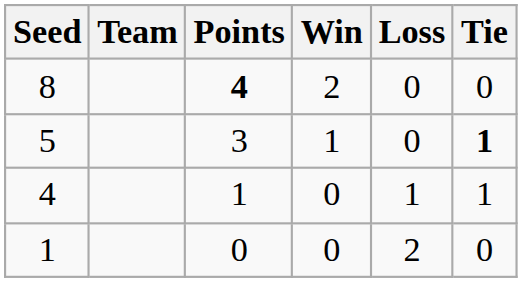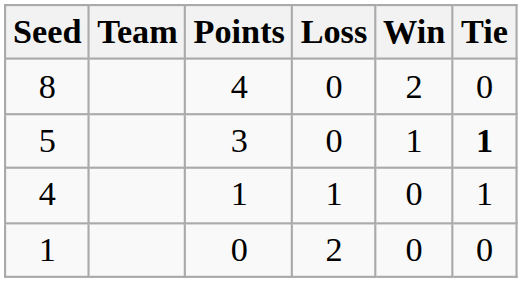columns swapped: (332, 31) <-> (412, 31)
(239, 85) bold -> (239, 85) normal
